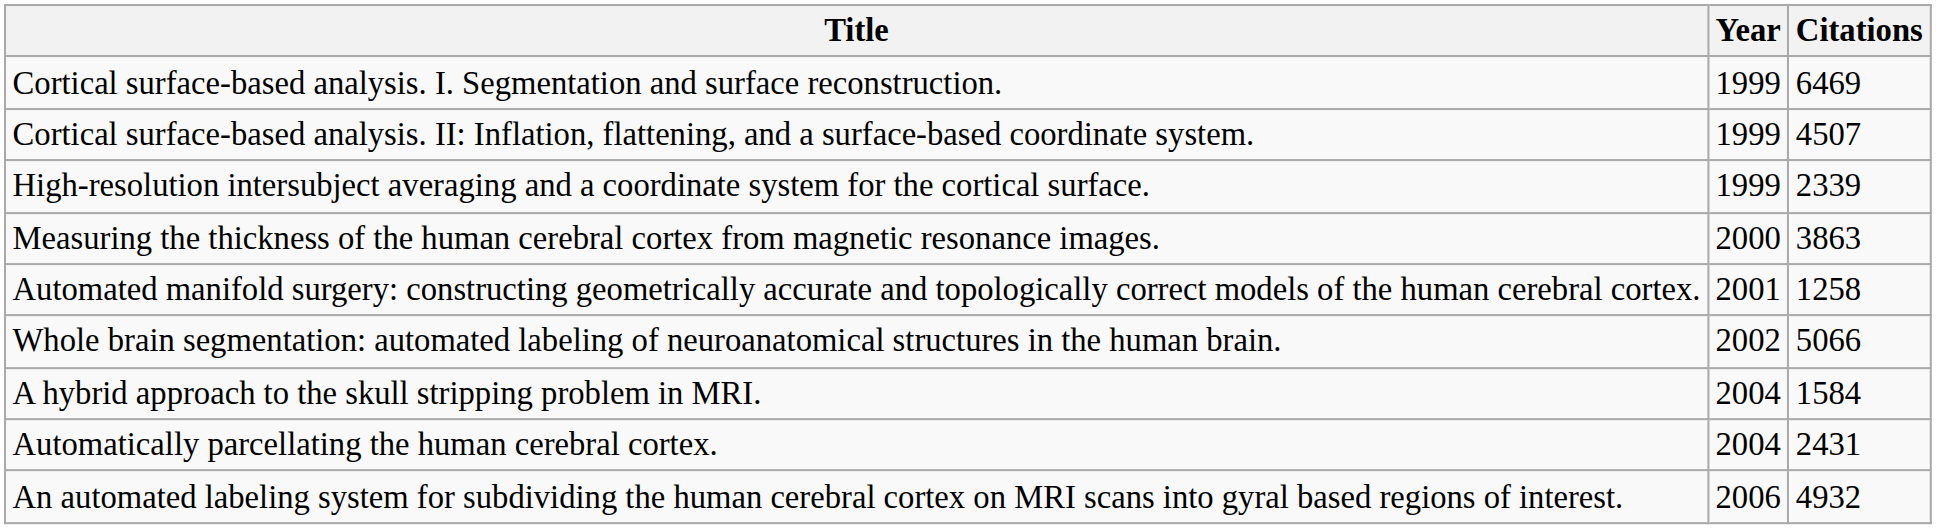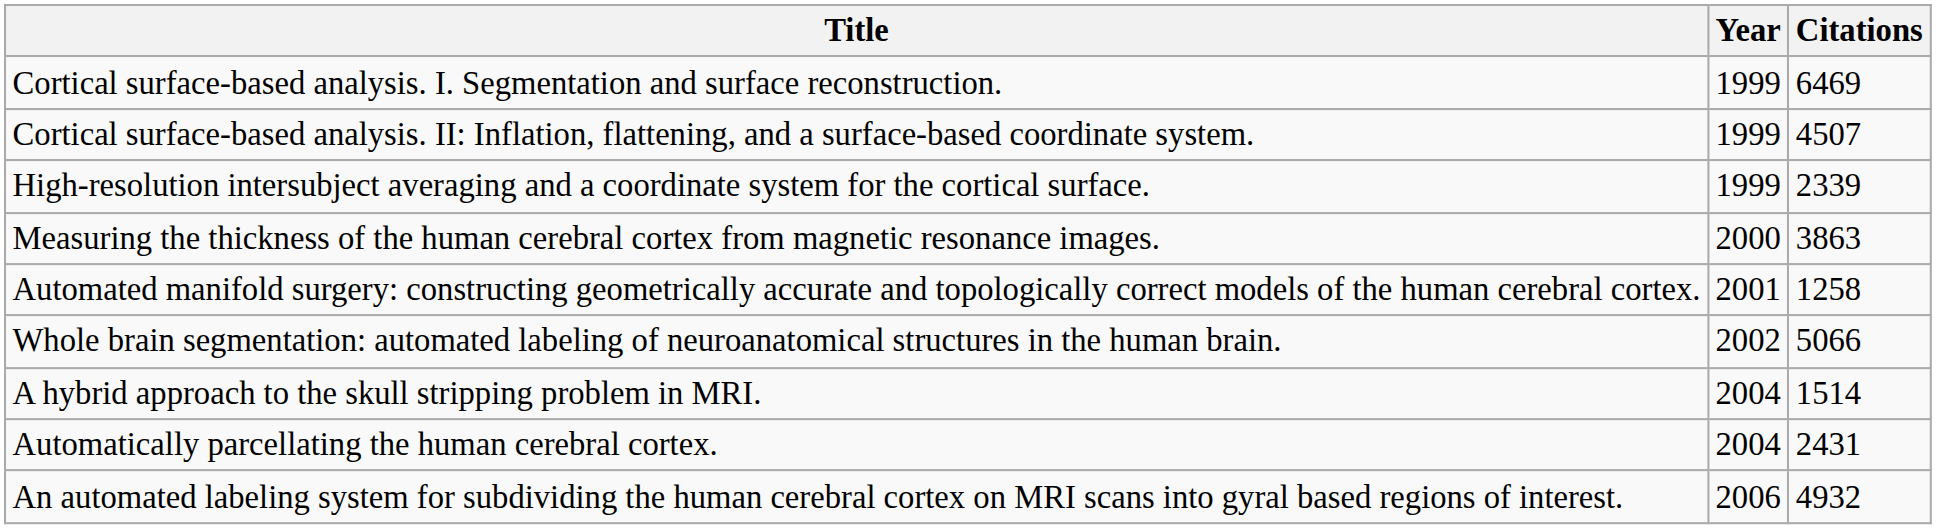(1828, 392) 1584 -> (1828, 392) 1514
